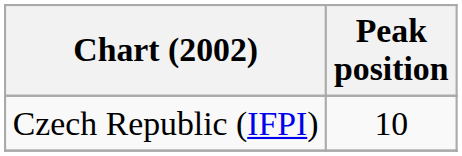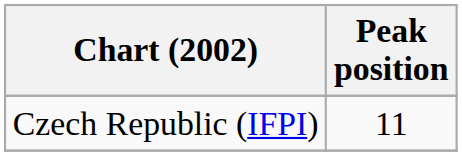(391, 122) 10 -> (391, 122) 11
